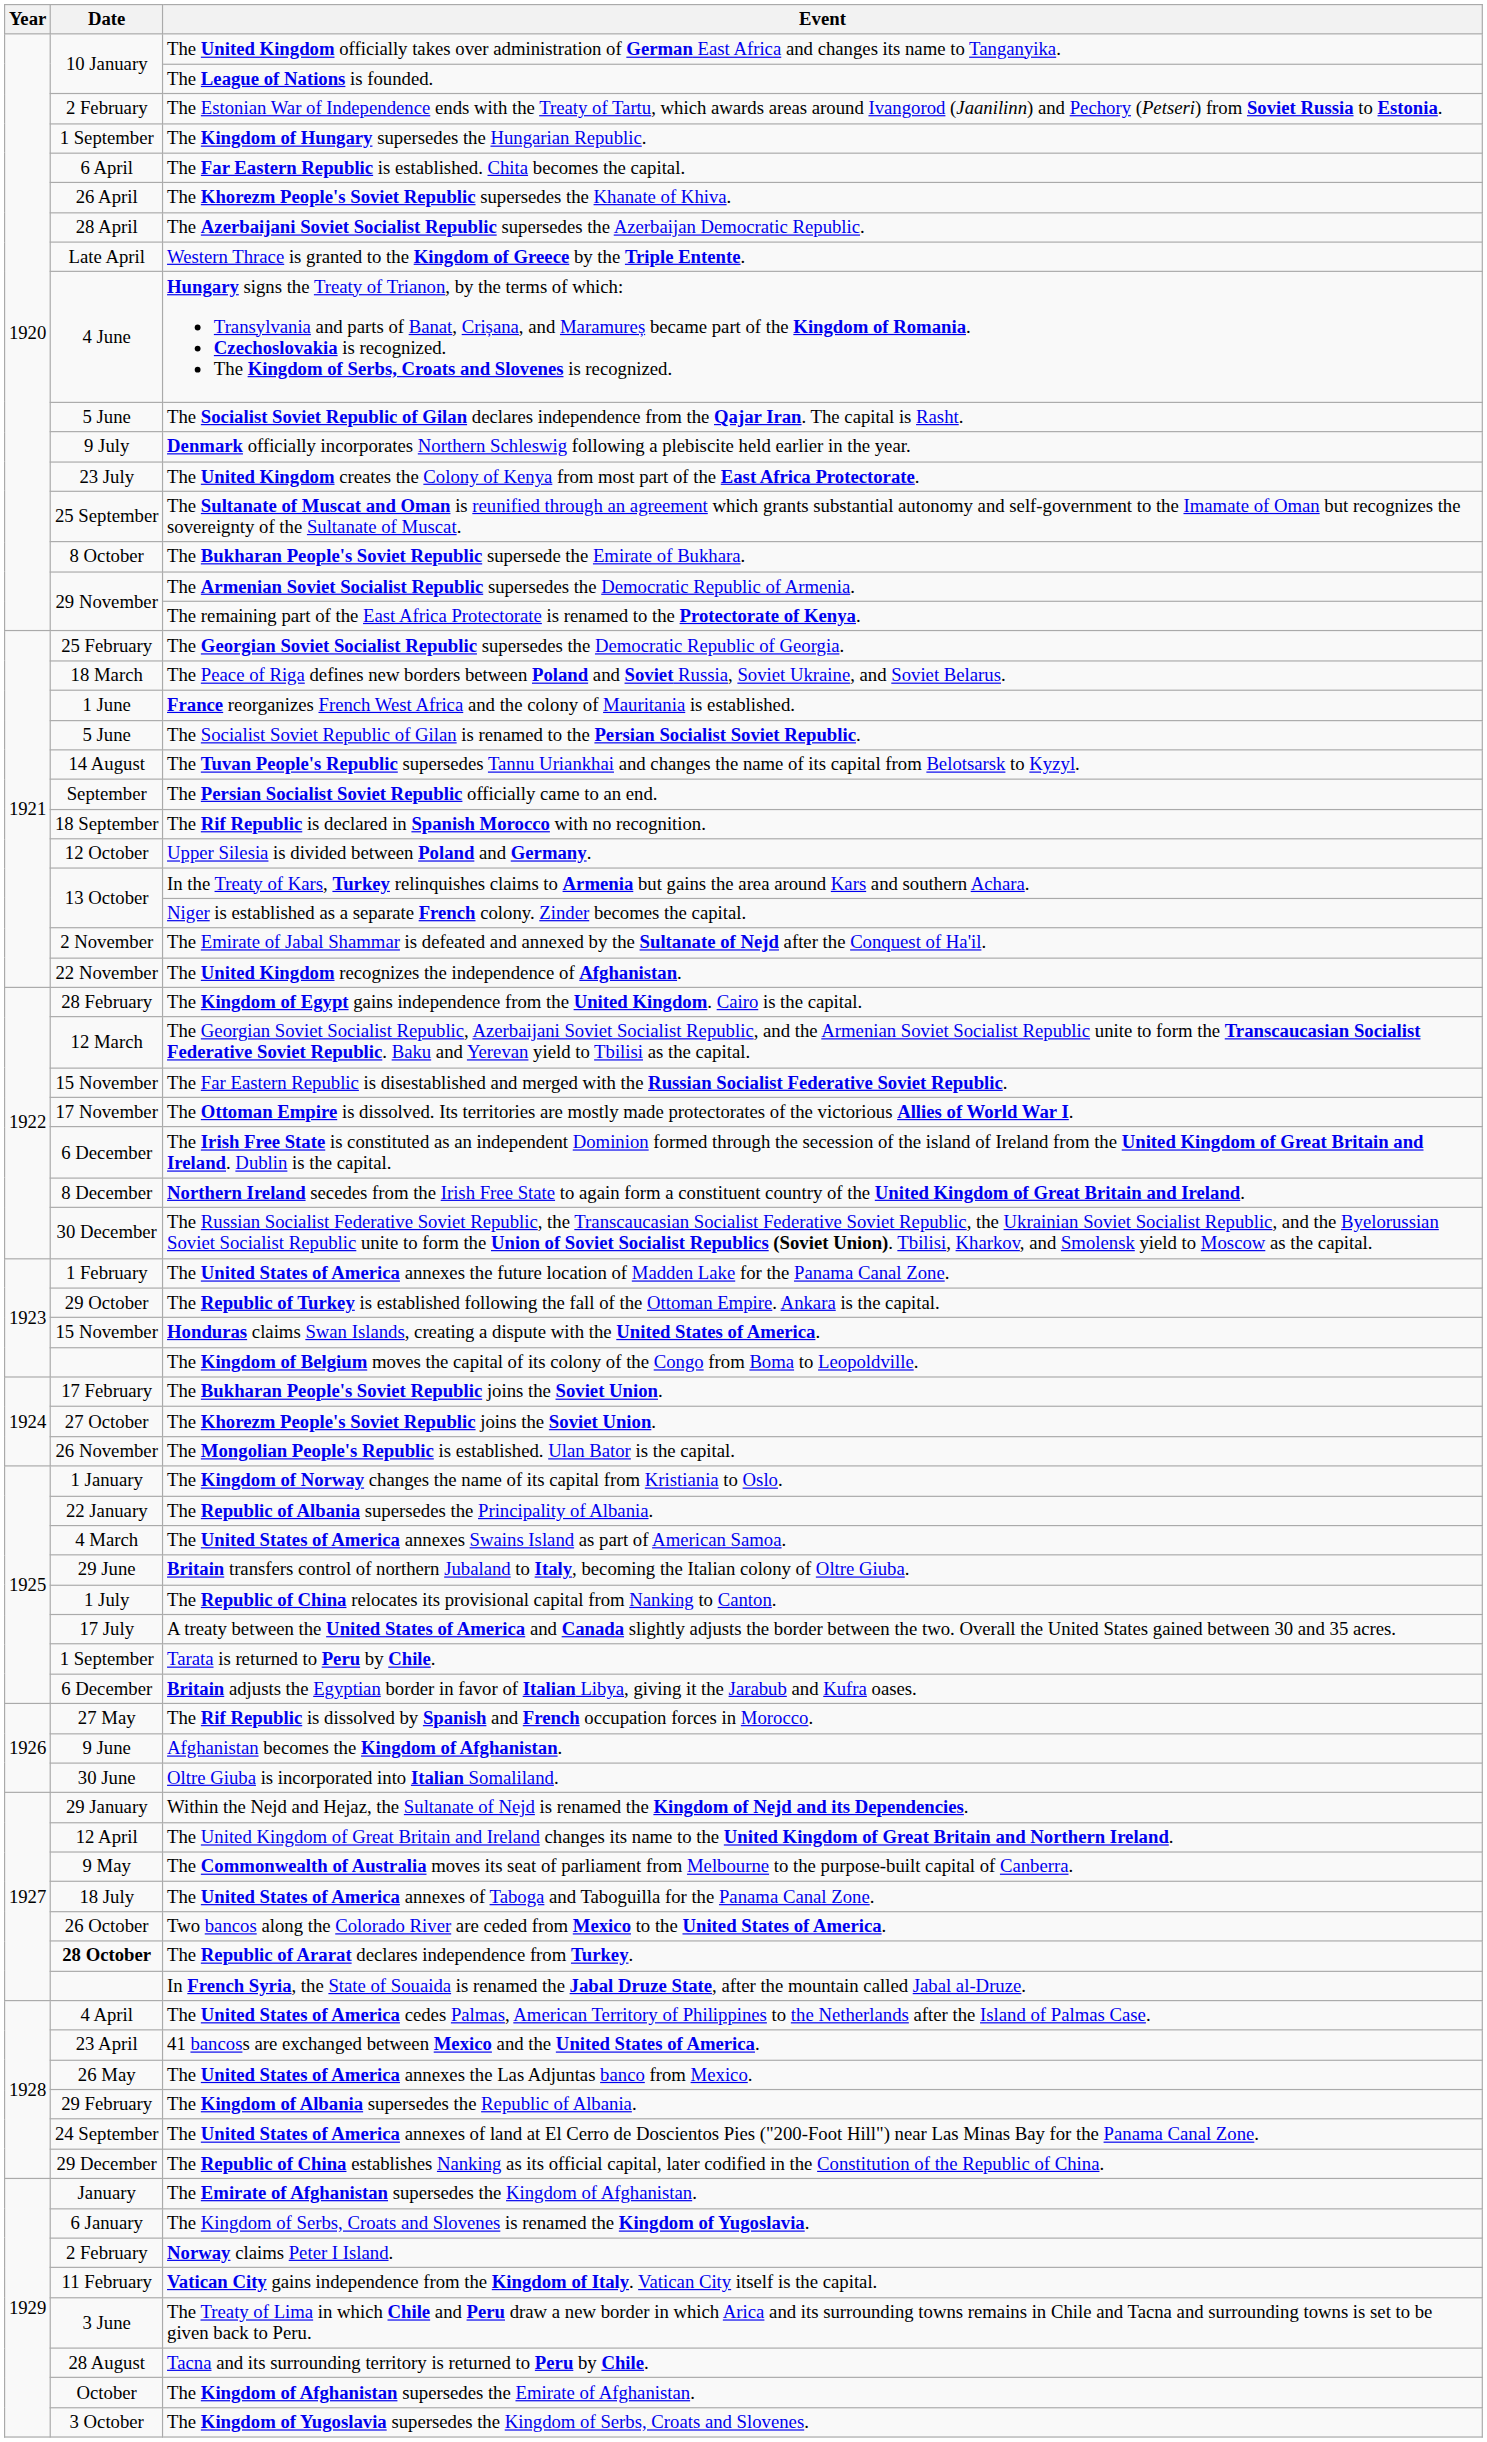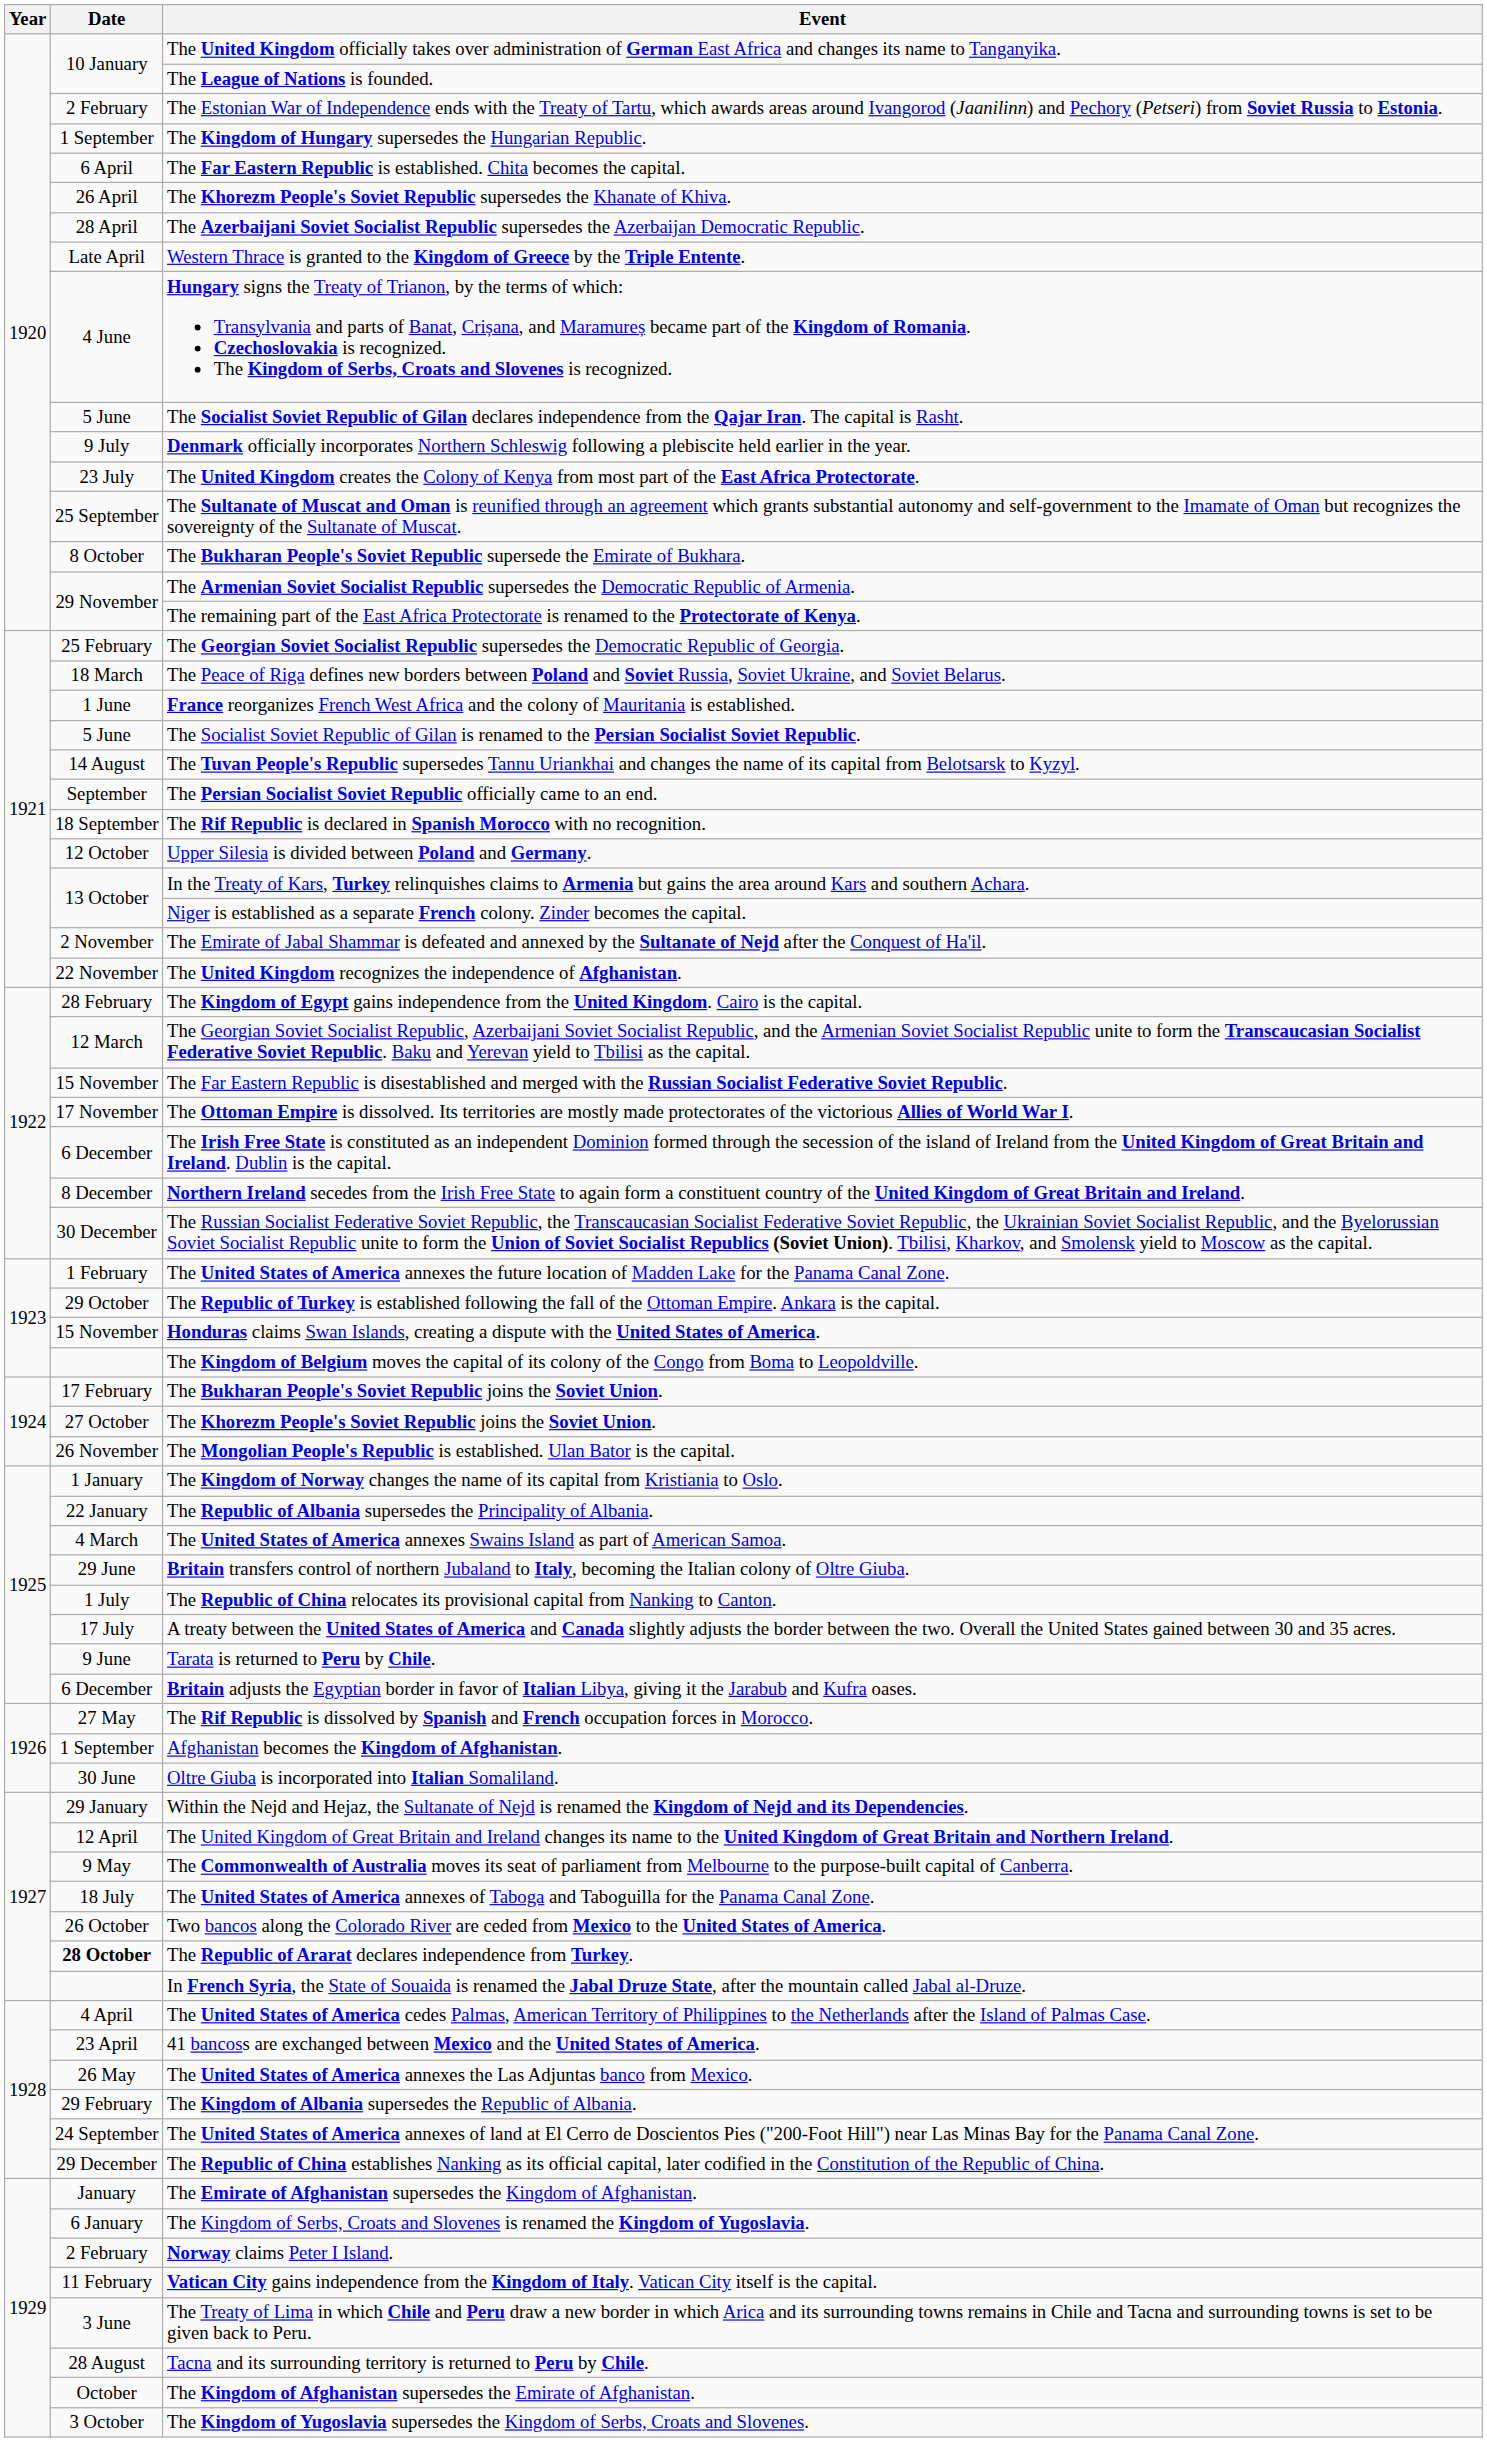(107, 1658) 1 September -> (107, 1658) 9 June
(107, 1748) 9 June -> (107, 1748) 1 September
